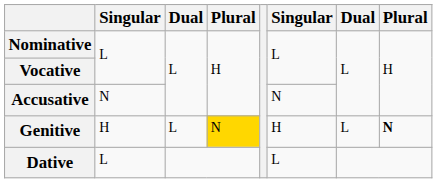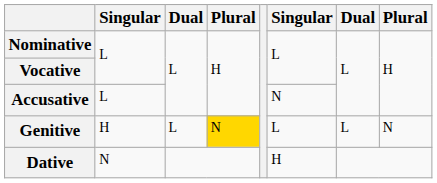(104, 96) N -> (103, 96) L
(276, 127) H -> (275, 127) L
(388, 131) bold -> (388, 127) normal
(103, 159) L -> (104, 159) N
(275, 159) L -> (276, 159) H
